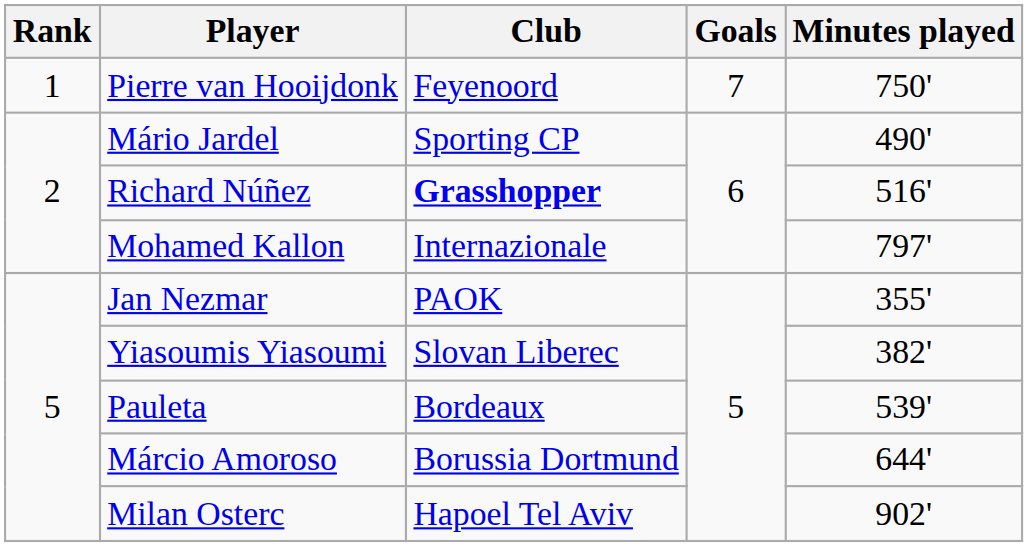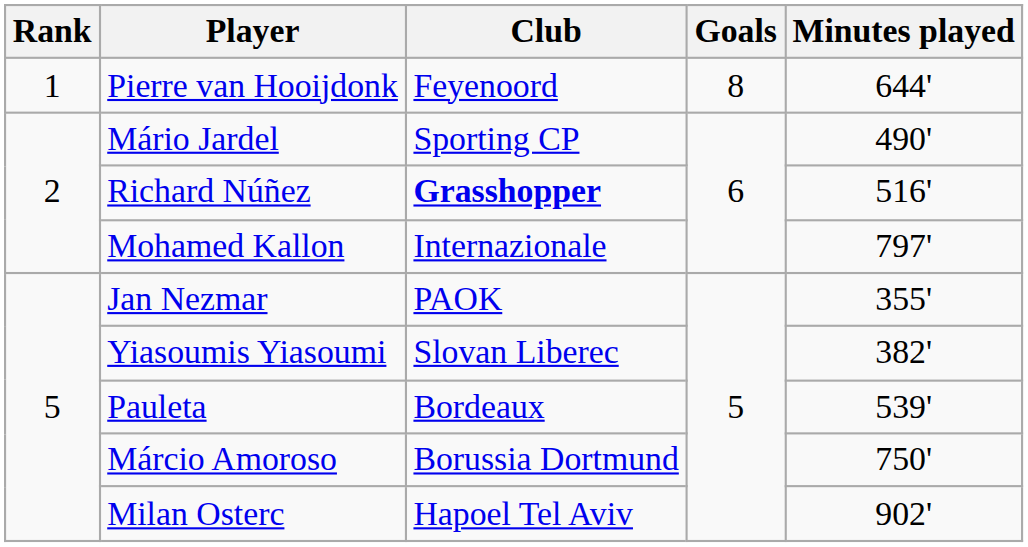(736, 84) 7 -> (736, 84) 8
(904, 84) 750' -> (904, 84) 644'
(904, 459) 644' -> (904, 459) 750'
